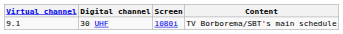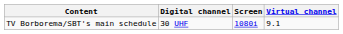columns swapped: (41, 11) <-> (261, 11)
